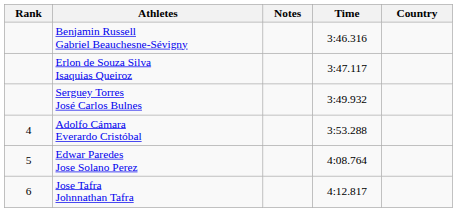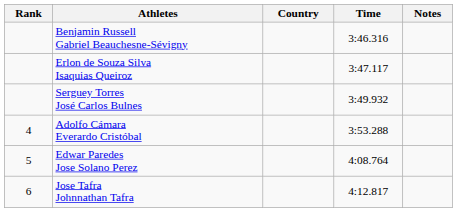columns swapped: (417, 13) <-> (288, 13)
